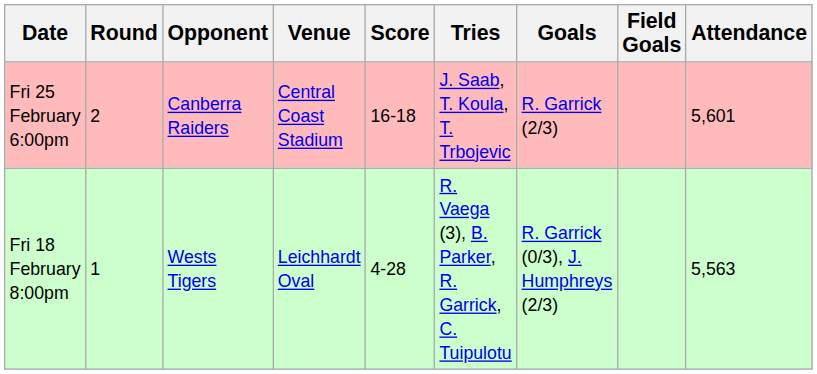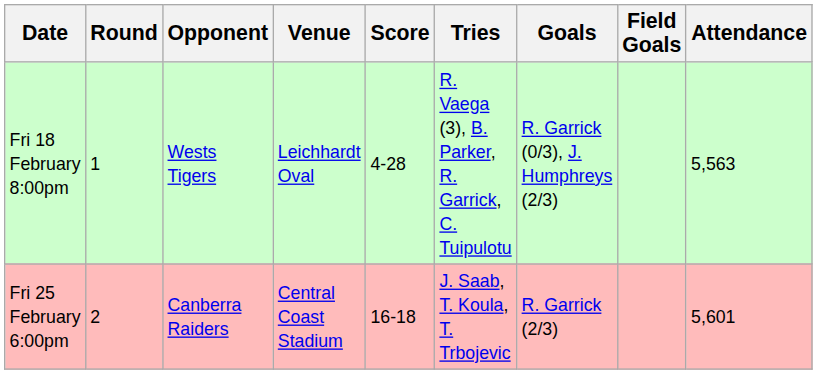rows swapped: (45, 269) <-> (45, 116)
